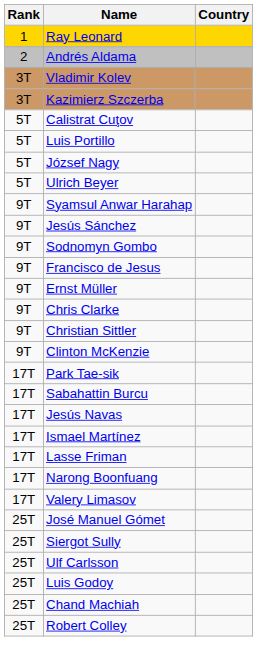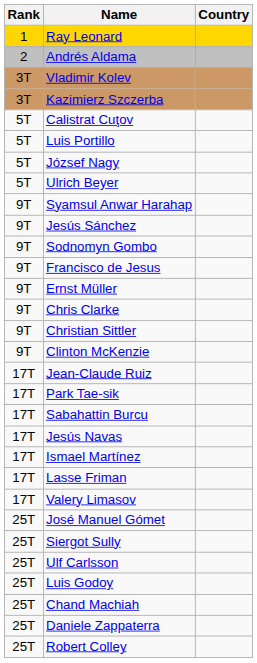+ row: (99, 373)
- row: (102, 478)
+ row: (103, 625)
